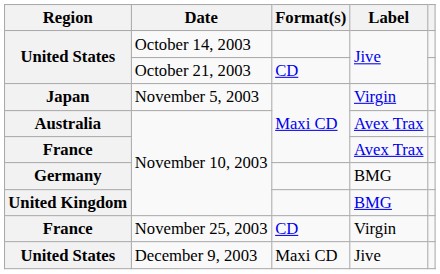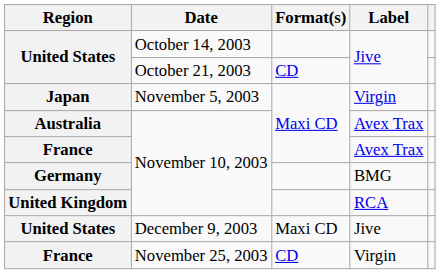(373, 202) BMG -> (371, 202) RCA
rows swapped: (68, 228) <-> (68, 255)
